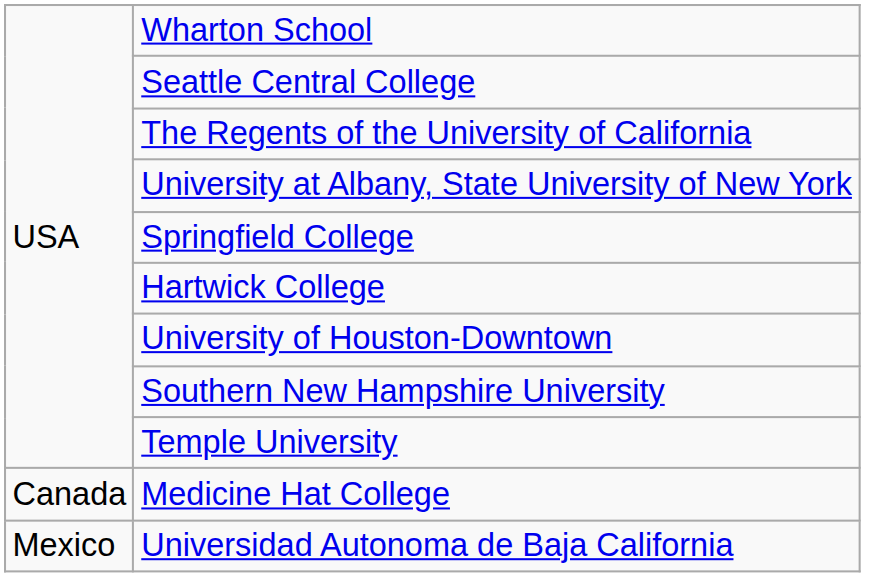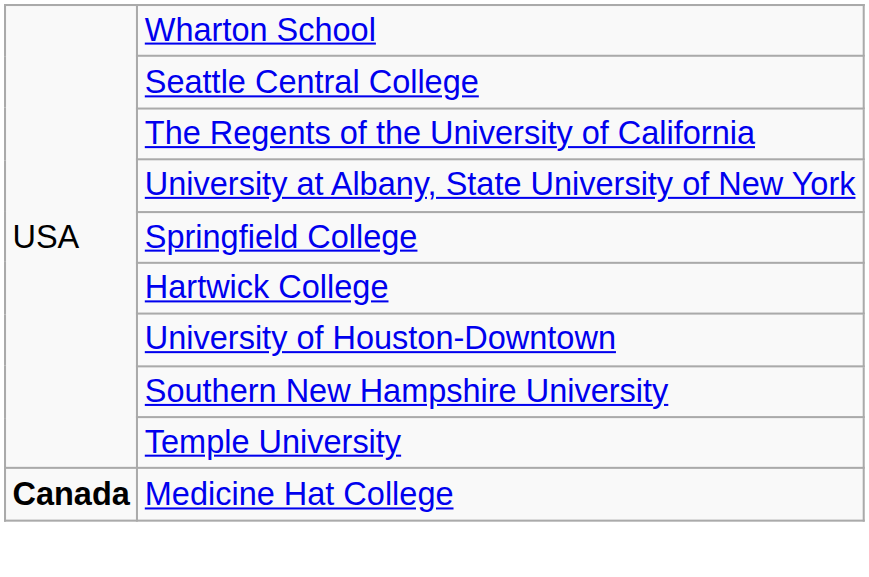(69, 493) normal -> (71, 493) bold
- row: (437, 545)
